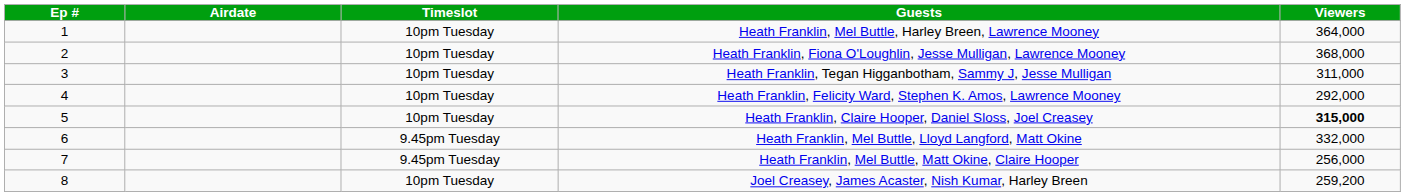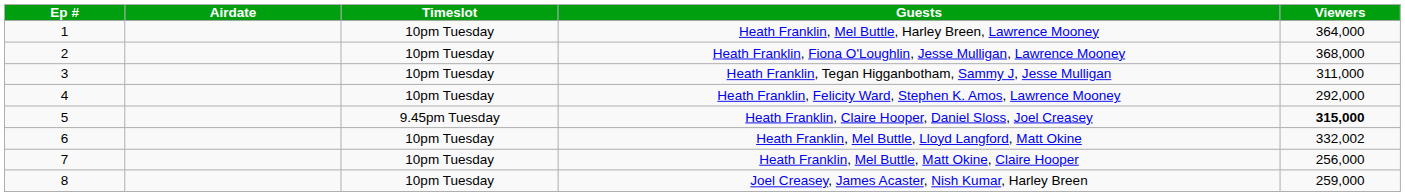(450, 117) 10pm Tuesday -> (450, 117) 9.45pm Tuesday
(450, 138) 9.45pm Tuesday -> (450, 138) 10pm Tuesday
(1340, 138) 332,000 -> (1340, 138) 332,002
(450, 160) 9.45pm Tuesday -> (450, 160) 10pm Tuesday
(1340, 181) 259,200 -> (1340, 181) 259,000
